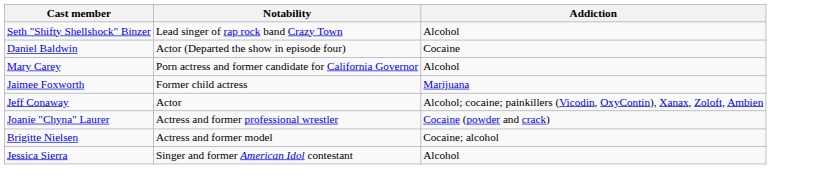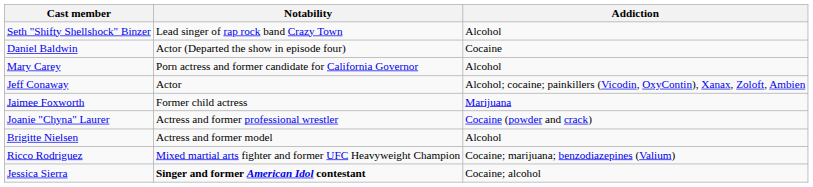rows swapped: (38, 102) <-> (46, 84)
(461, 137) Cocaine; alcohol -> (483, 137) Alcohol
+ row: (45, 155)
(254, 155) normal -> (261, 173) bold
(441, 155) Alcohol -> (503, 173) Cocaine; alcohol
